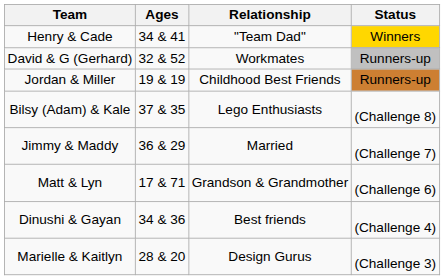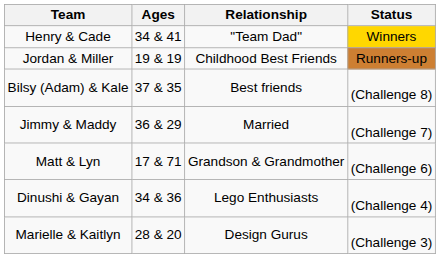- row: (70, 58)
(270, 109) Lego Enthusiasts -> (266, 87) Best friends
(270, 219) Best friends -> (266, 198) Lego Enthusiasts
